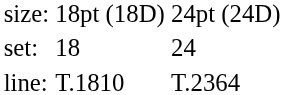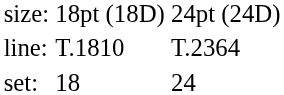rows swapped: (21, 48) <-> (26, 82)
